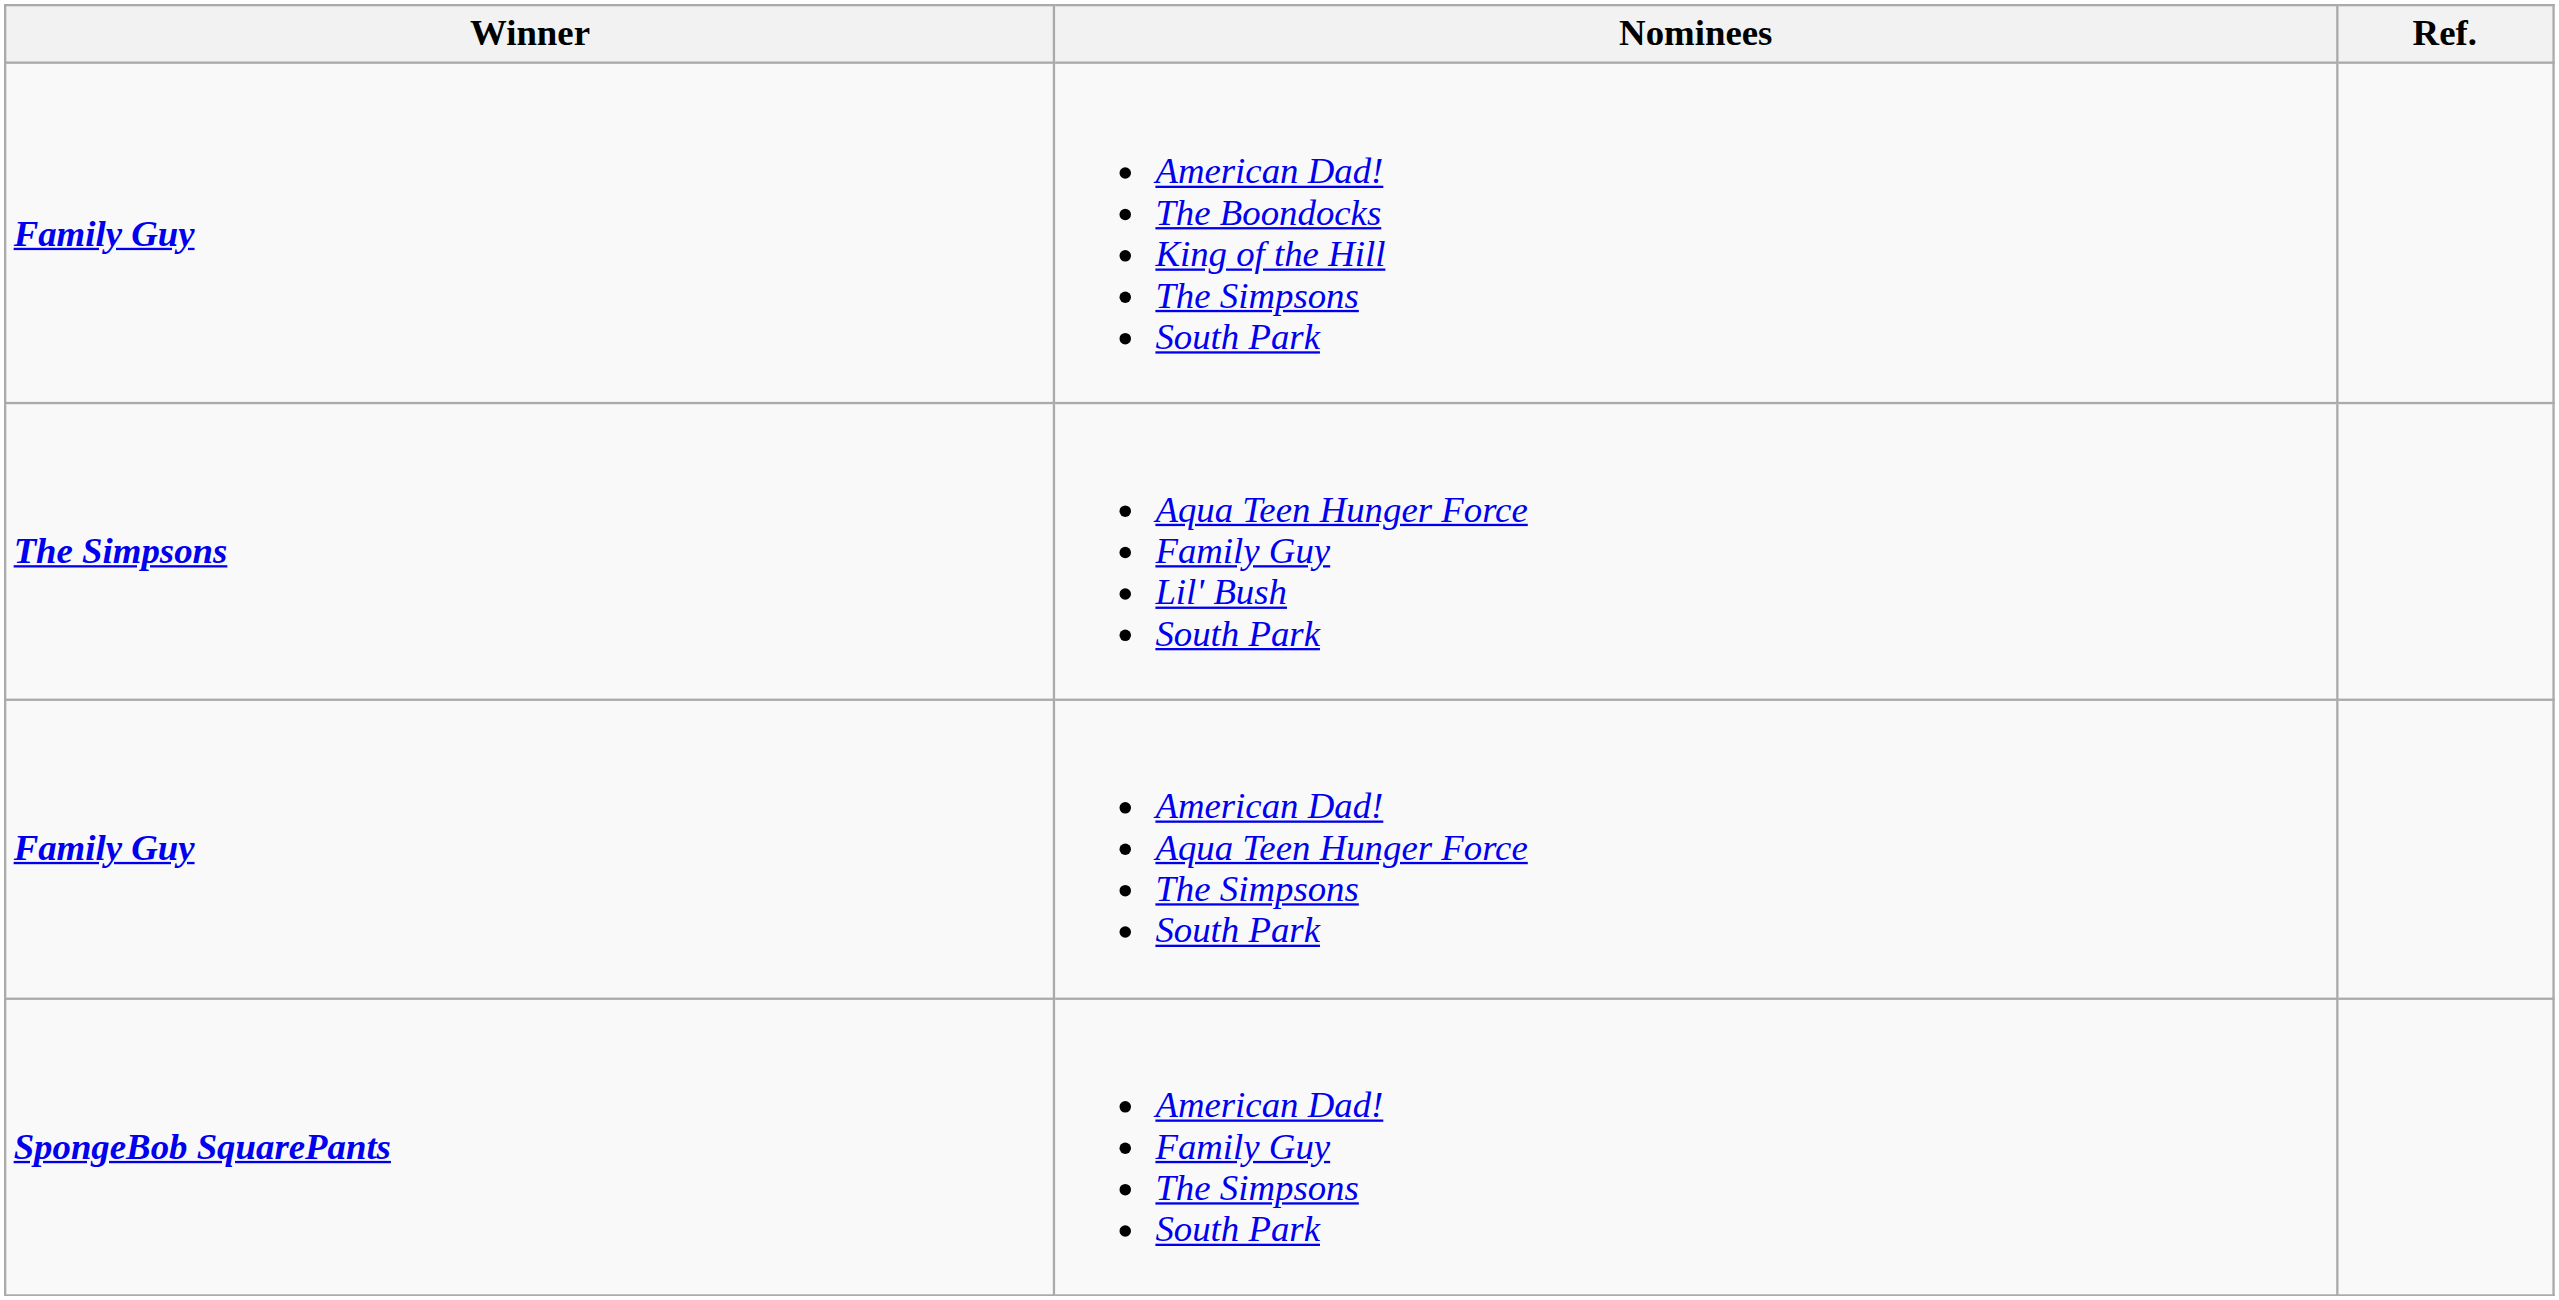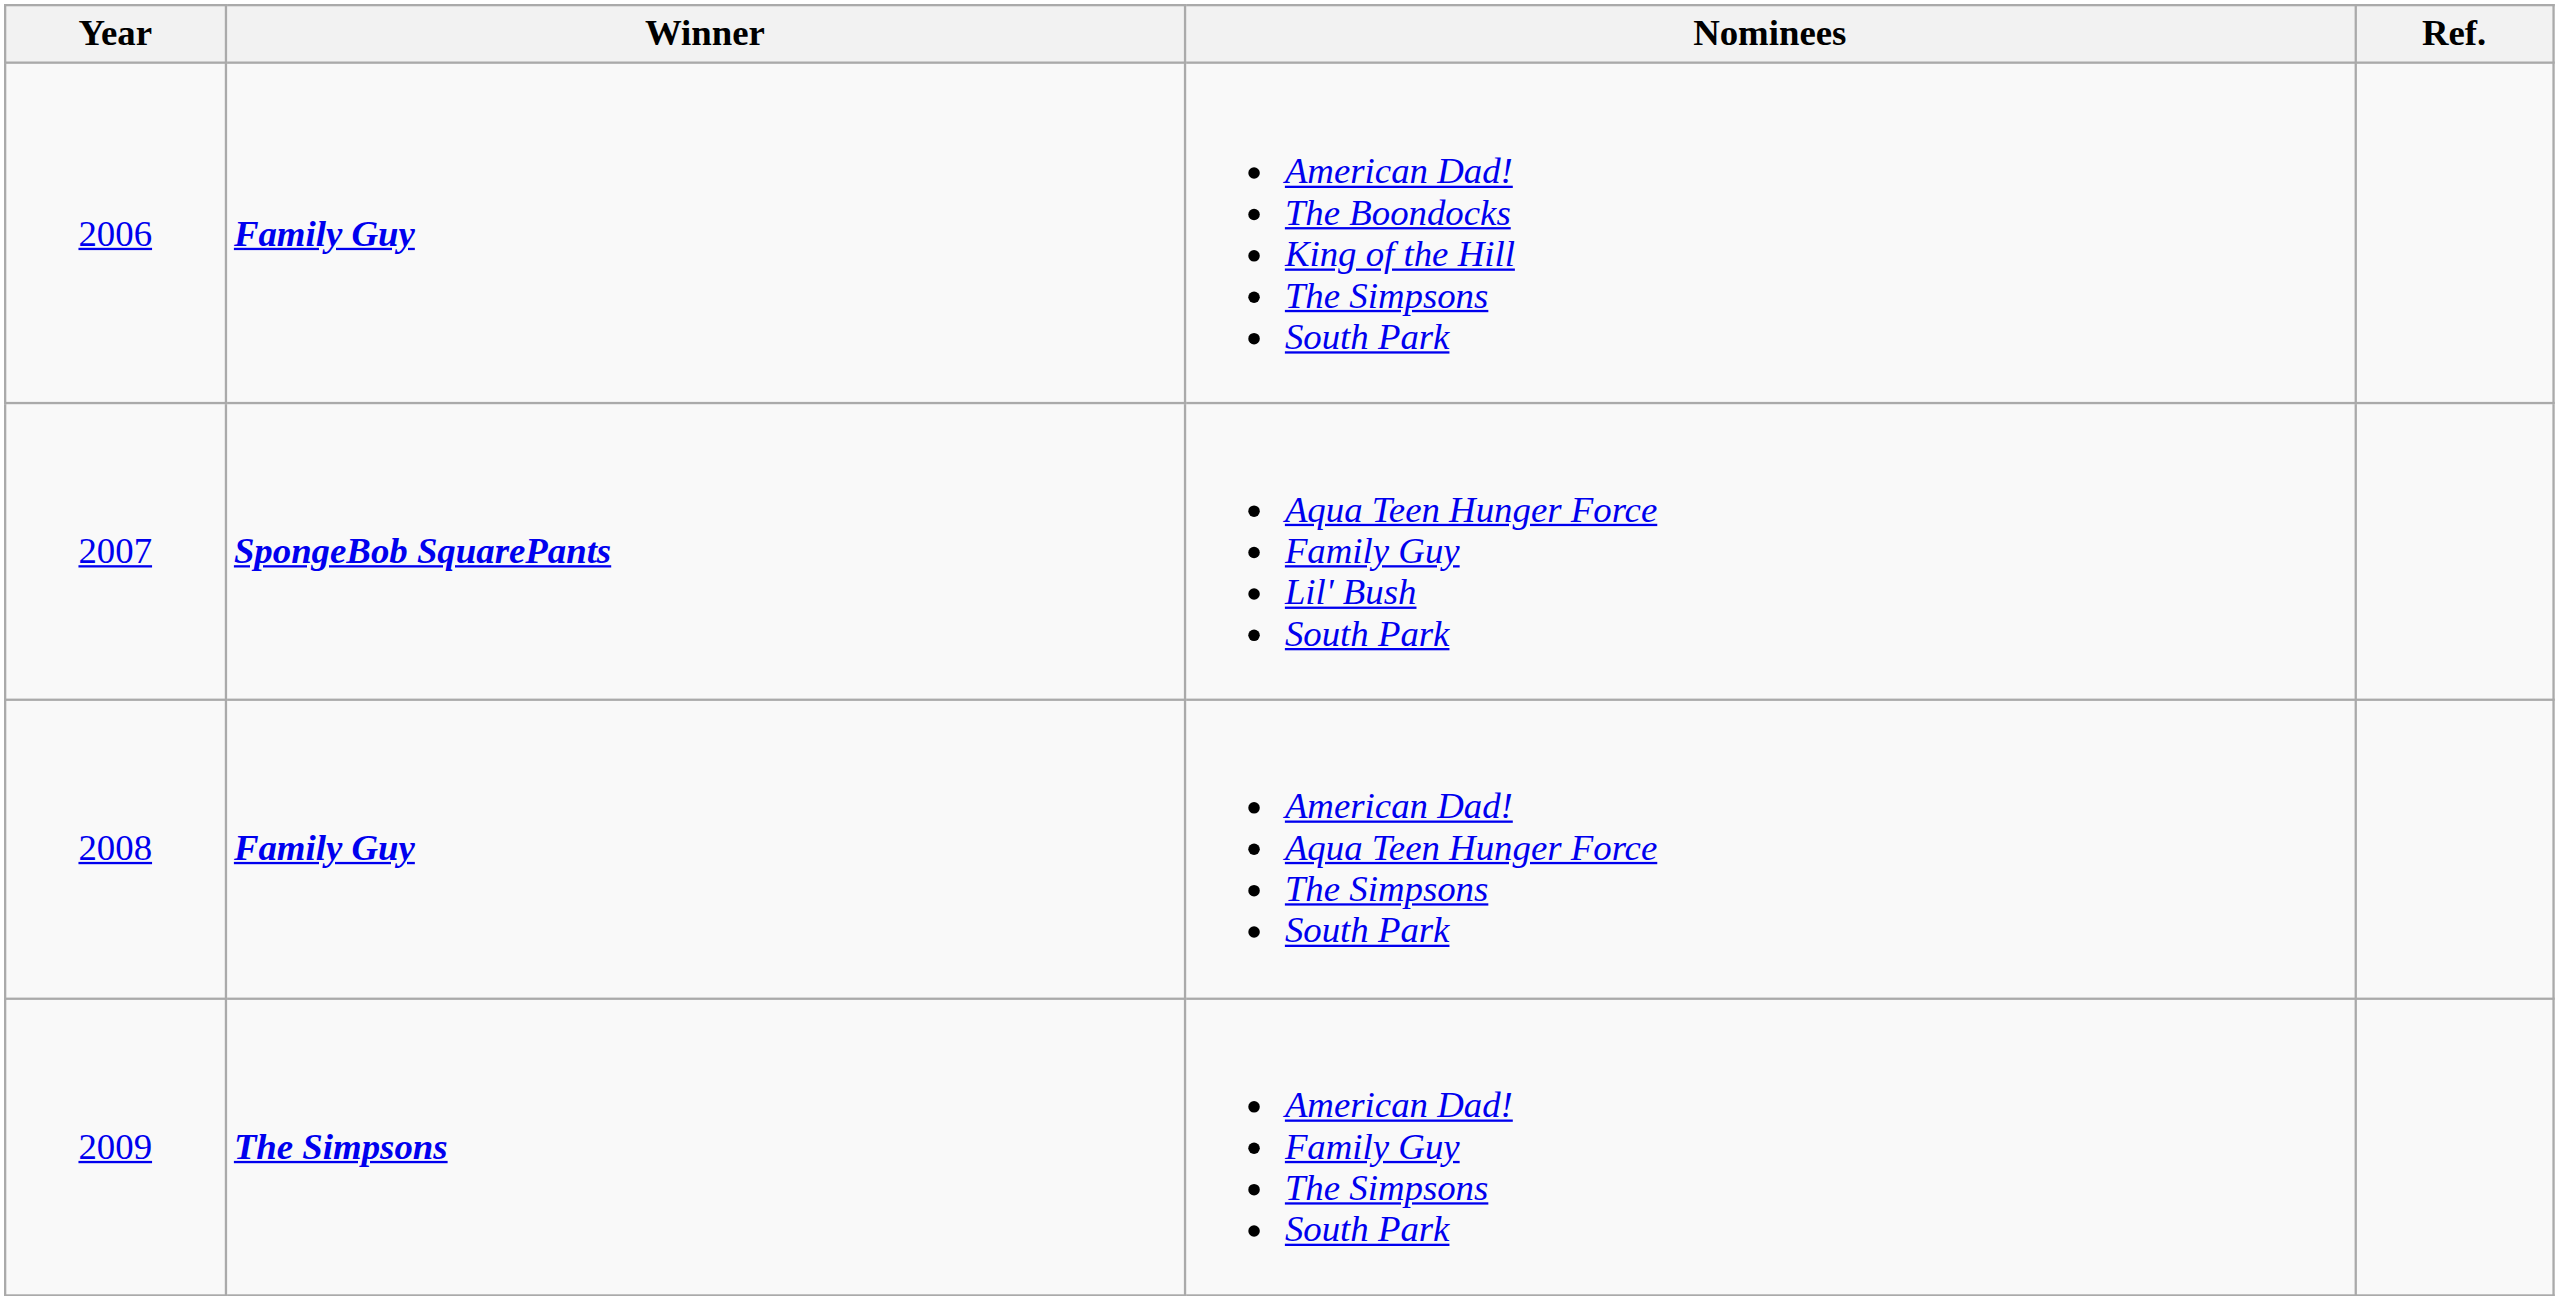+ column: (115, 33)
(120, 550) The Simpsons -> (423, 550) SpongeBob SquarePants
(202, 1145) SpongeBob SquarePants -> (341, 1145) The Simpsons
